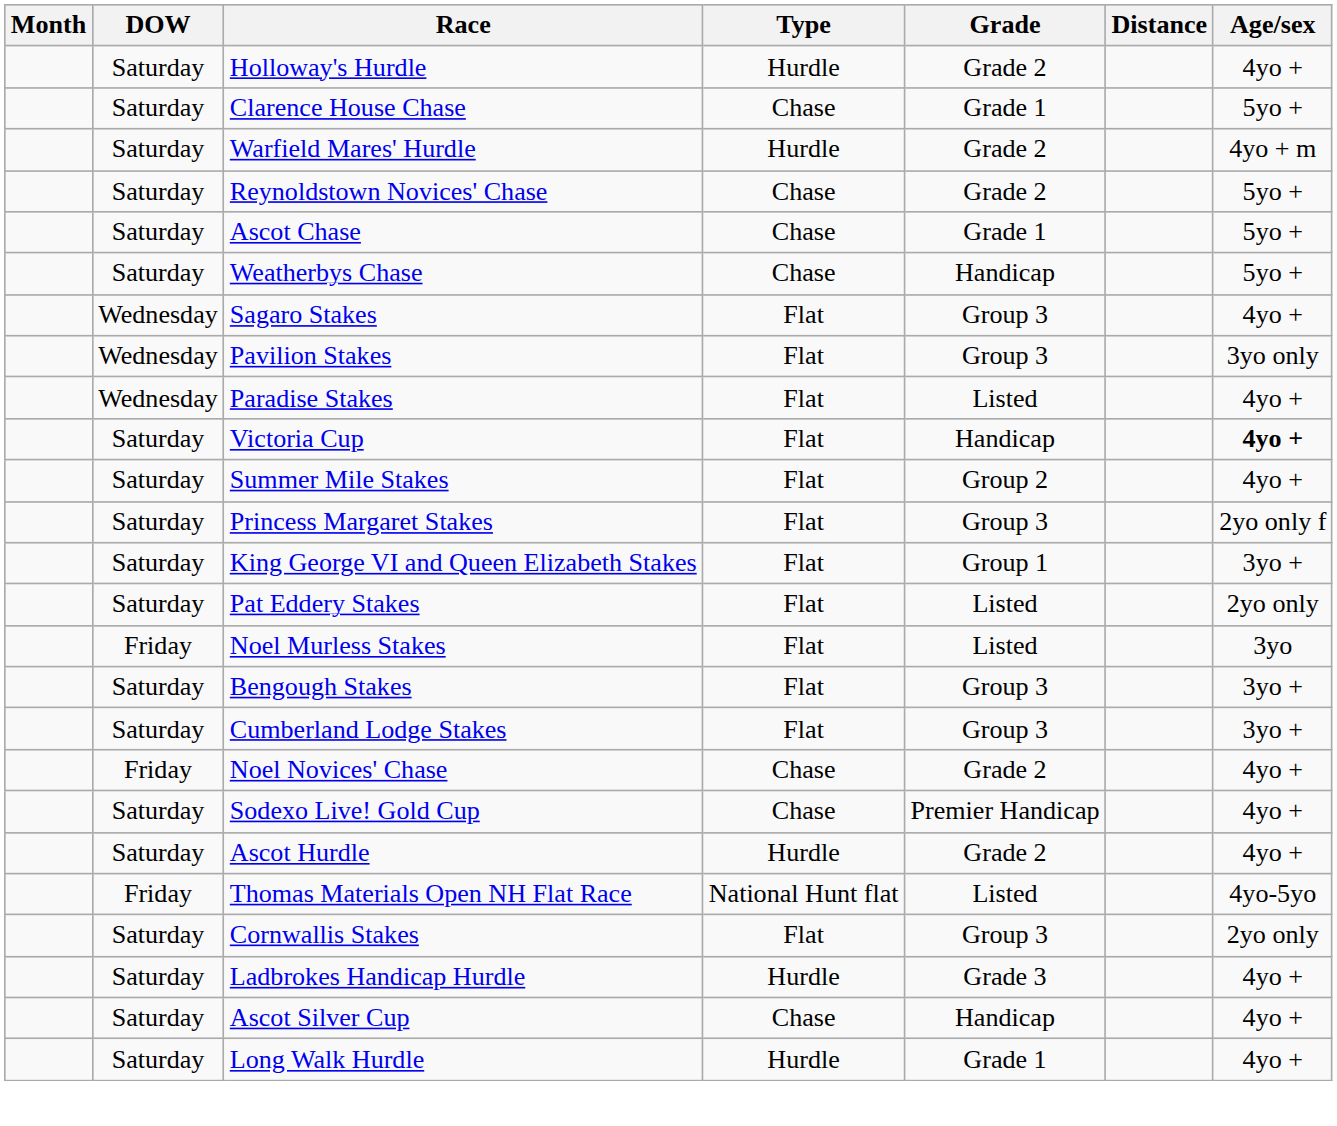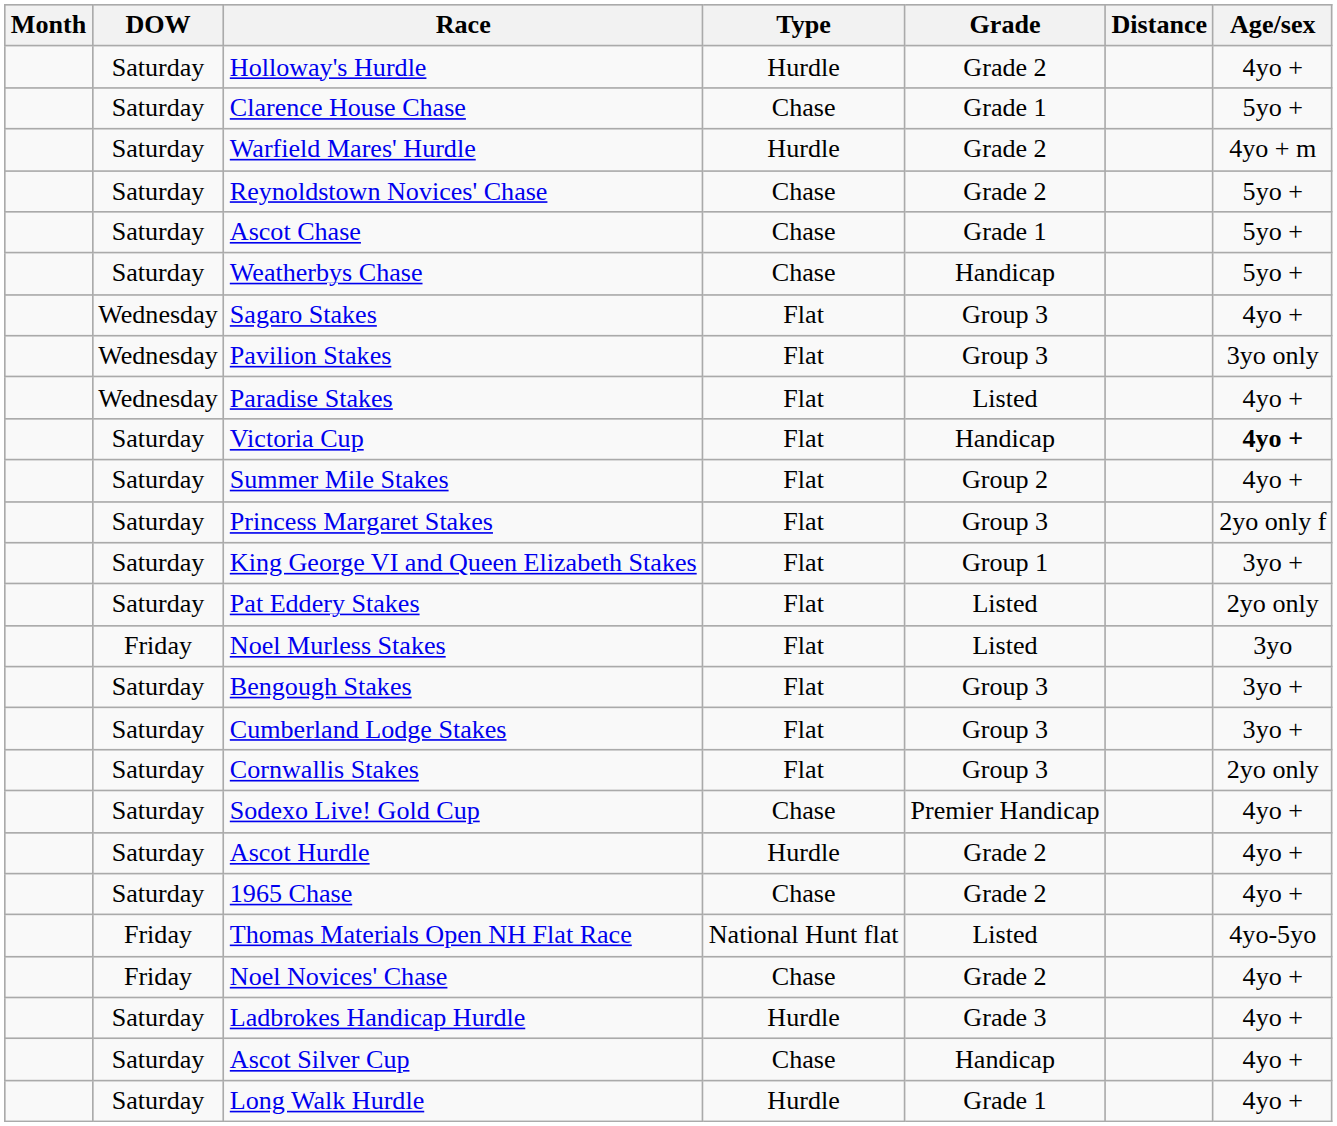rows swapped: (324, 935) <-> (339, 769)
+ row: (291, 893)
